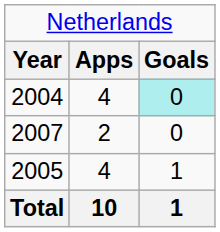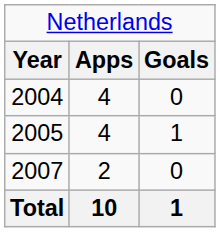(177, 97) paleturquoise background -> (177, 97) no background
rows swapped: (37, 171) <-> (37, 134)
